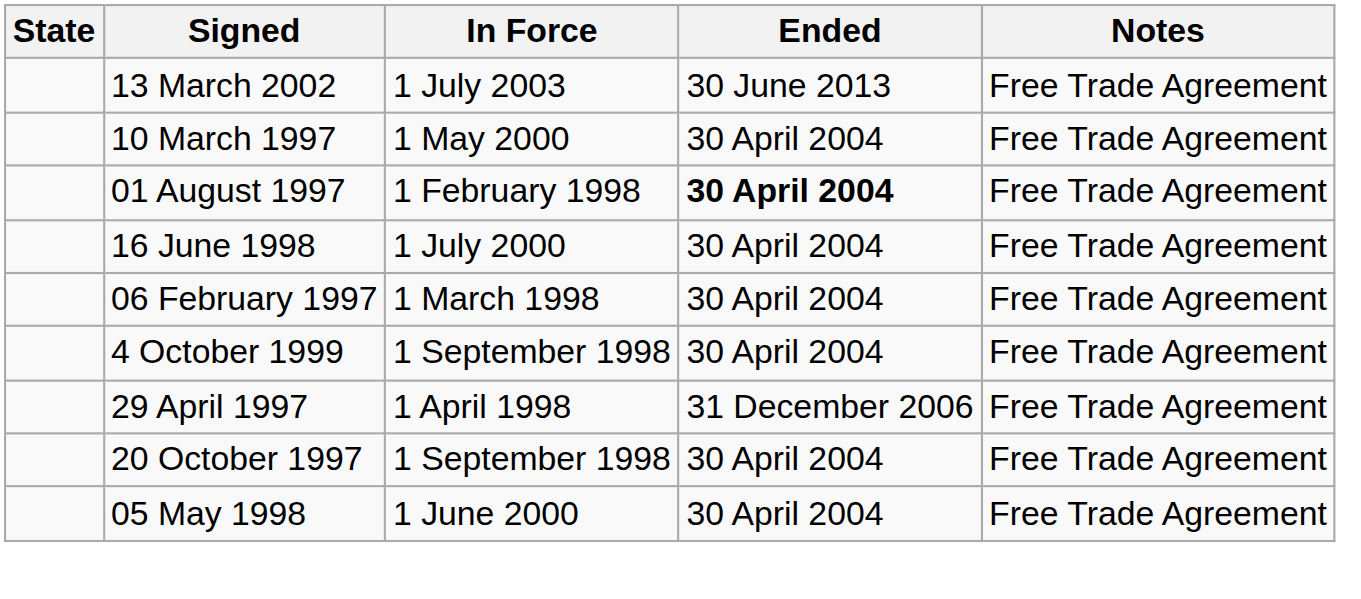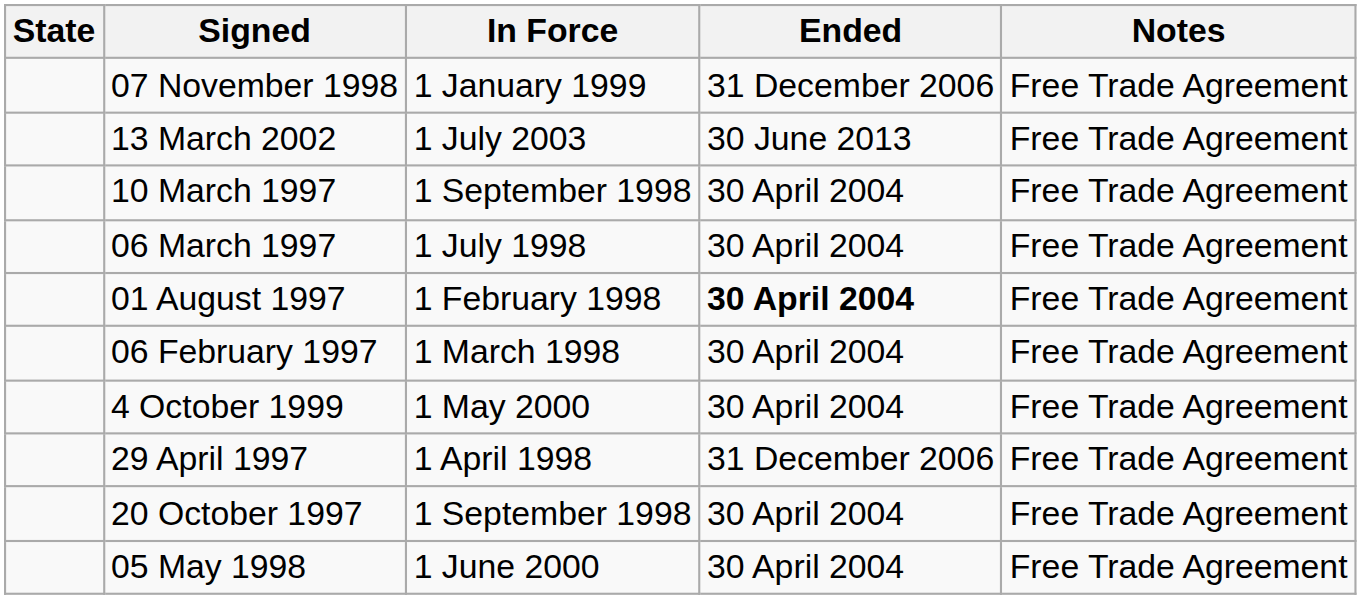+ row: (255, 84)
(481, 138) 1 May 2000 -> (553, 191) 1 September 1998
+ row: (224, 245)
- row: (213, 245)
(532, 352) 1 September 1998 -> (502, 406) 1 May 2000
